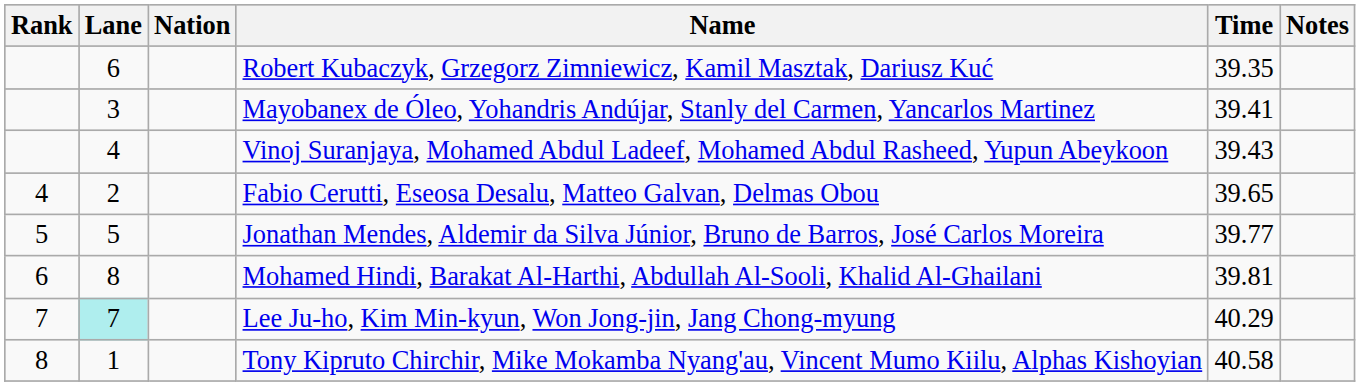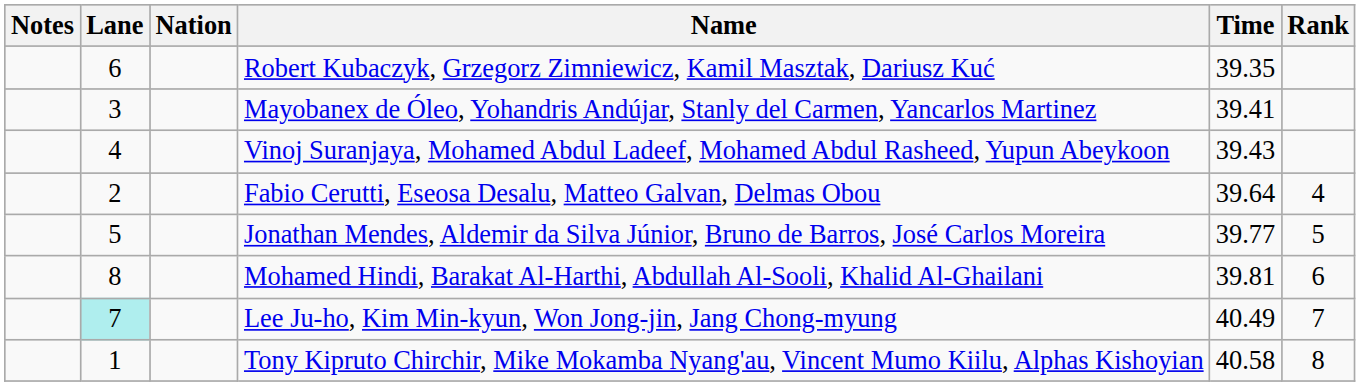columns swapped: (42, 25) <-> (1317, 25)
(1244, 192) 39.65 -> (1245, 192) 39.64
(1244, 318) 40.29 -> (1245, 318) 40.49
